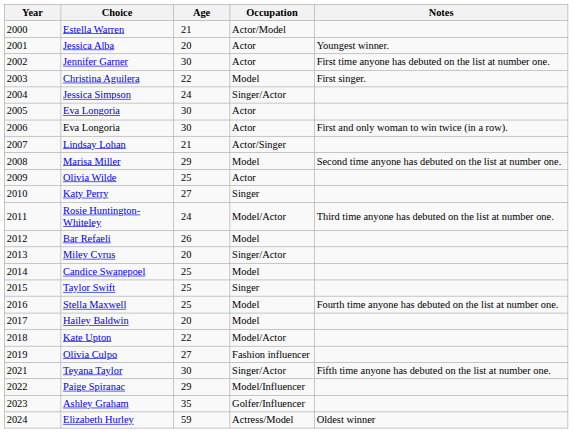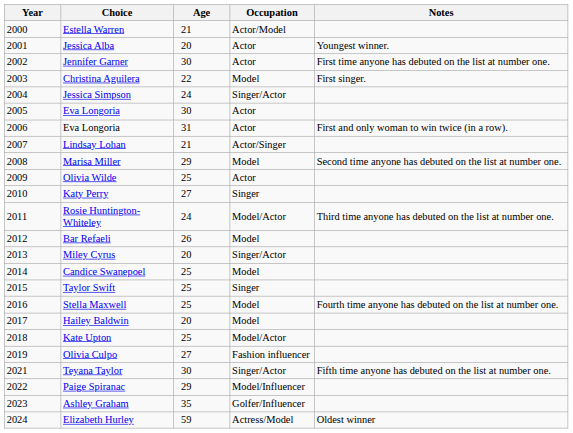(184, 128) 30 -> (184, 128) 31
(184, 337) 22 -> (184, 337) 25
